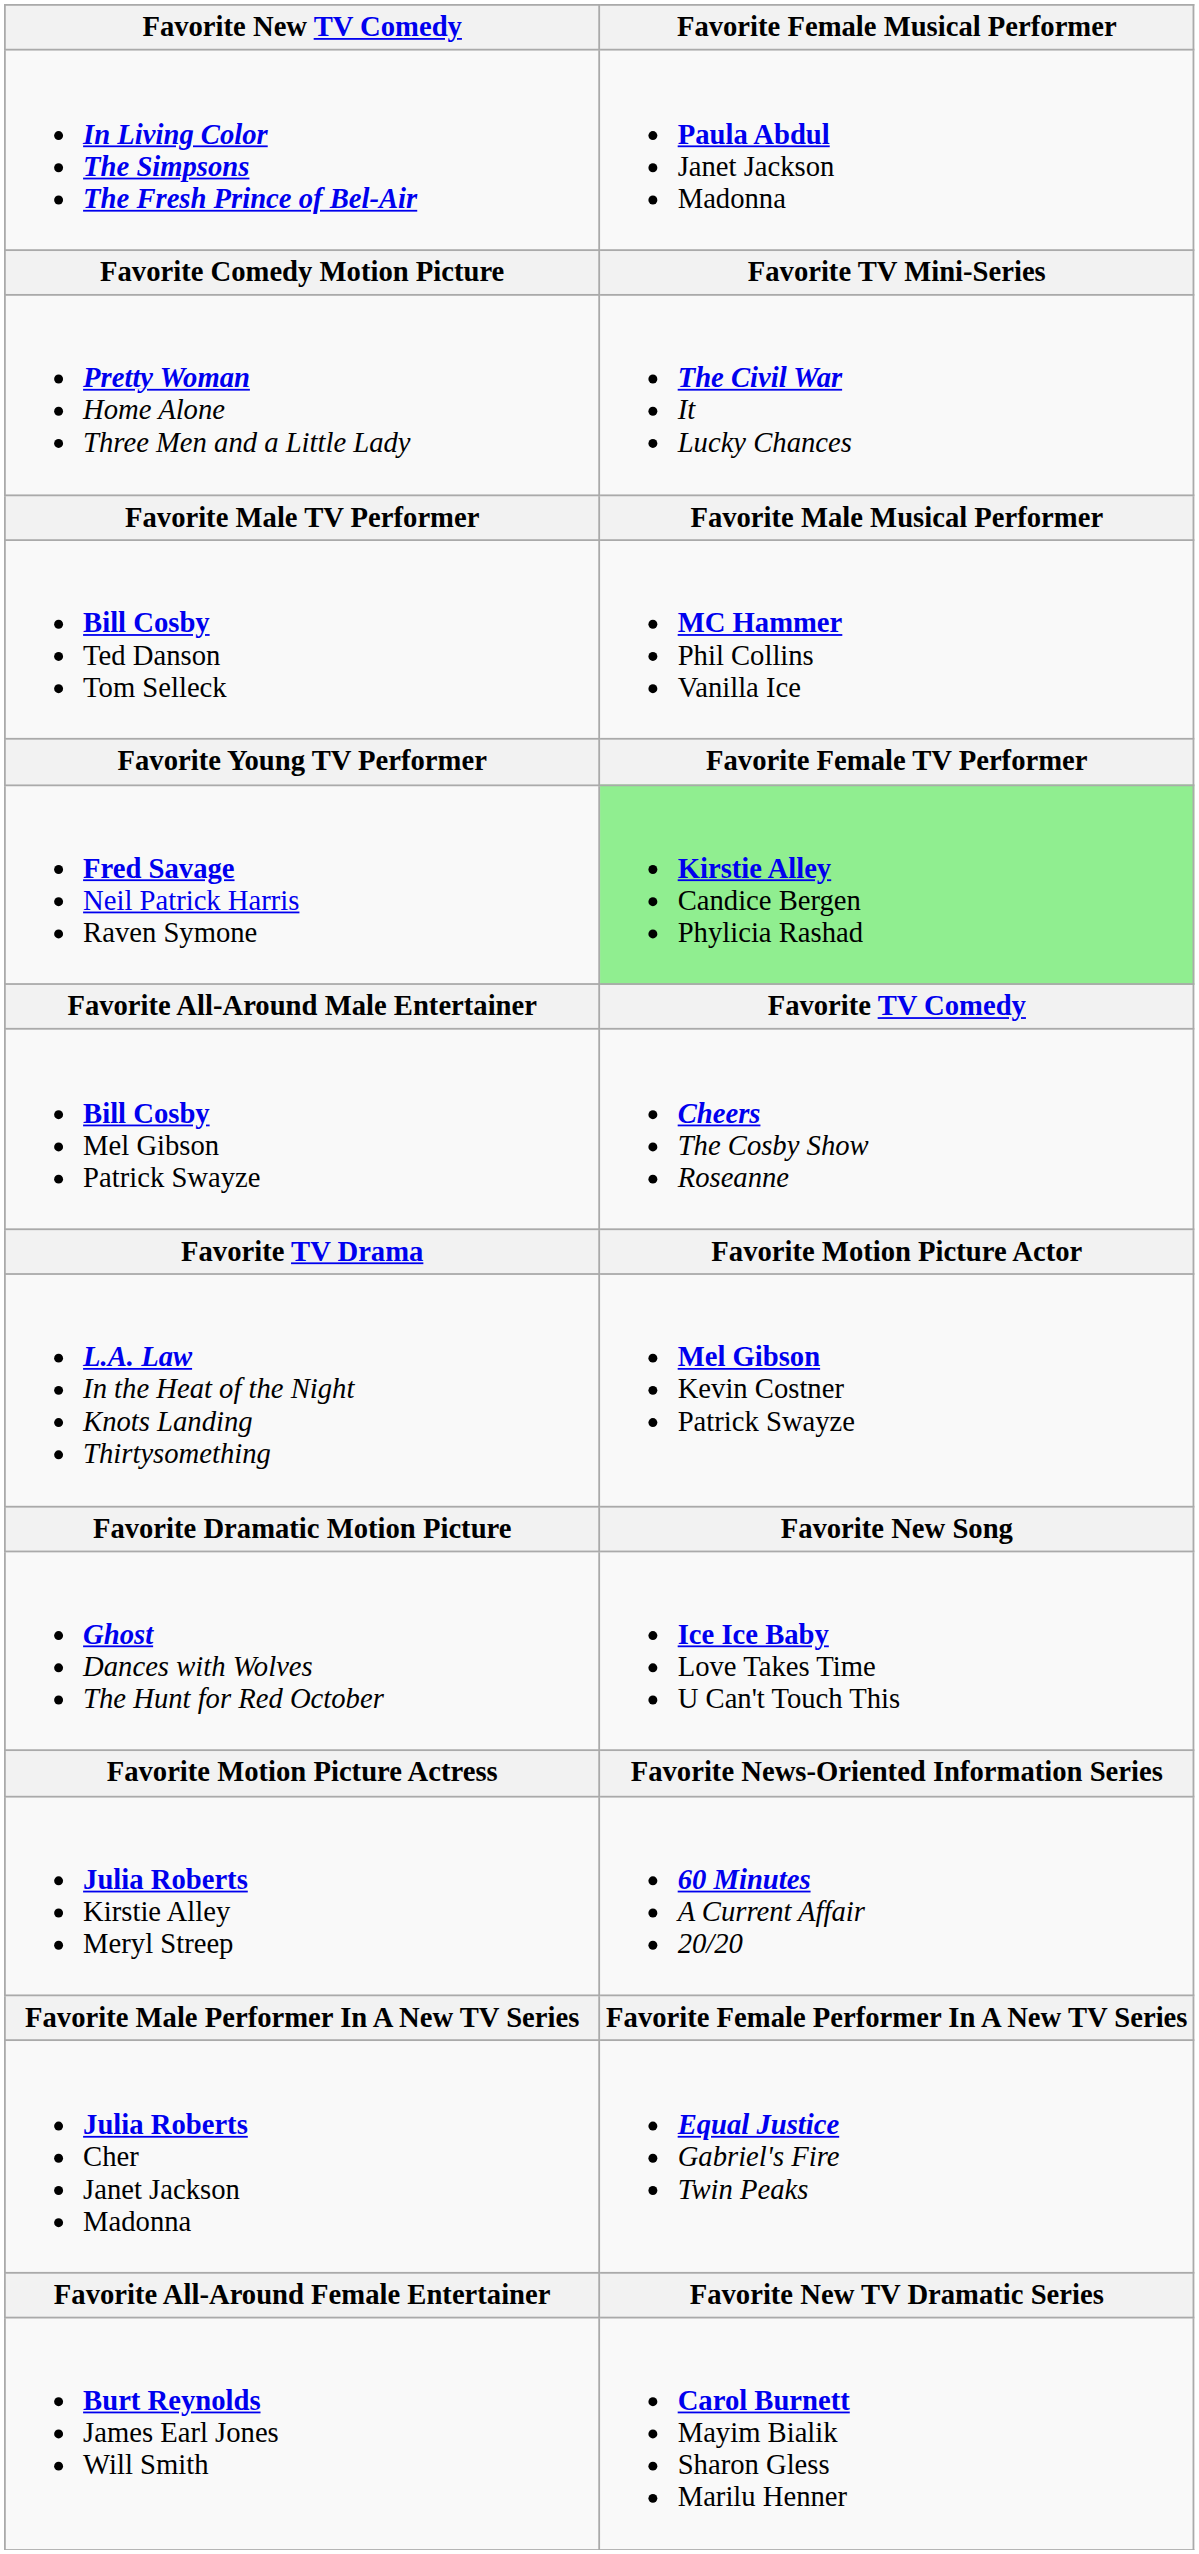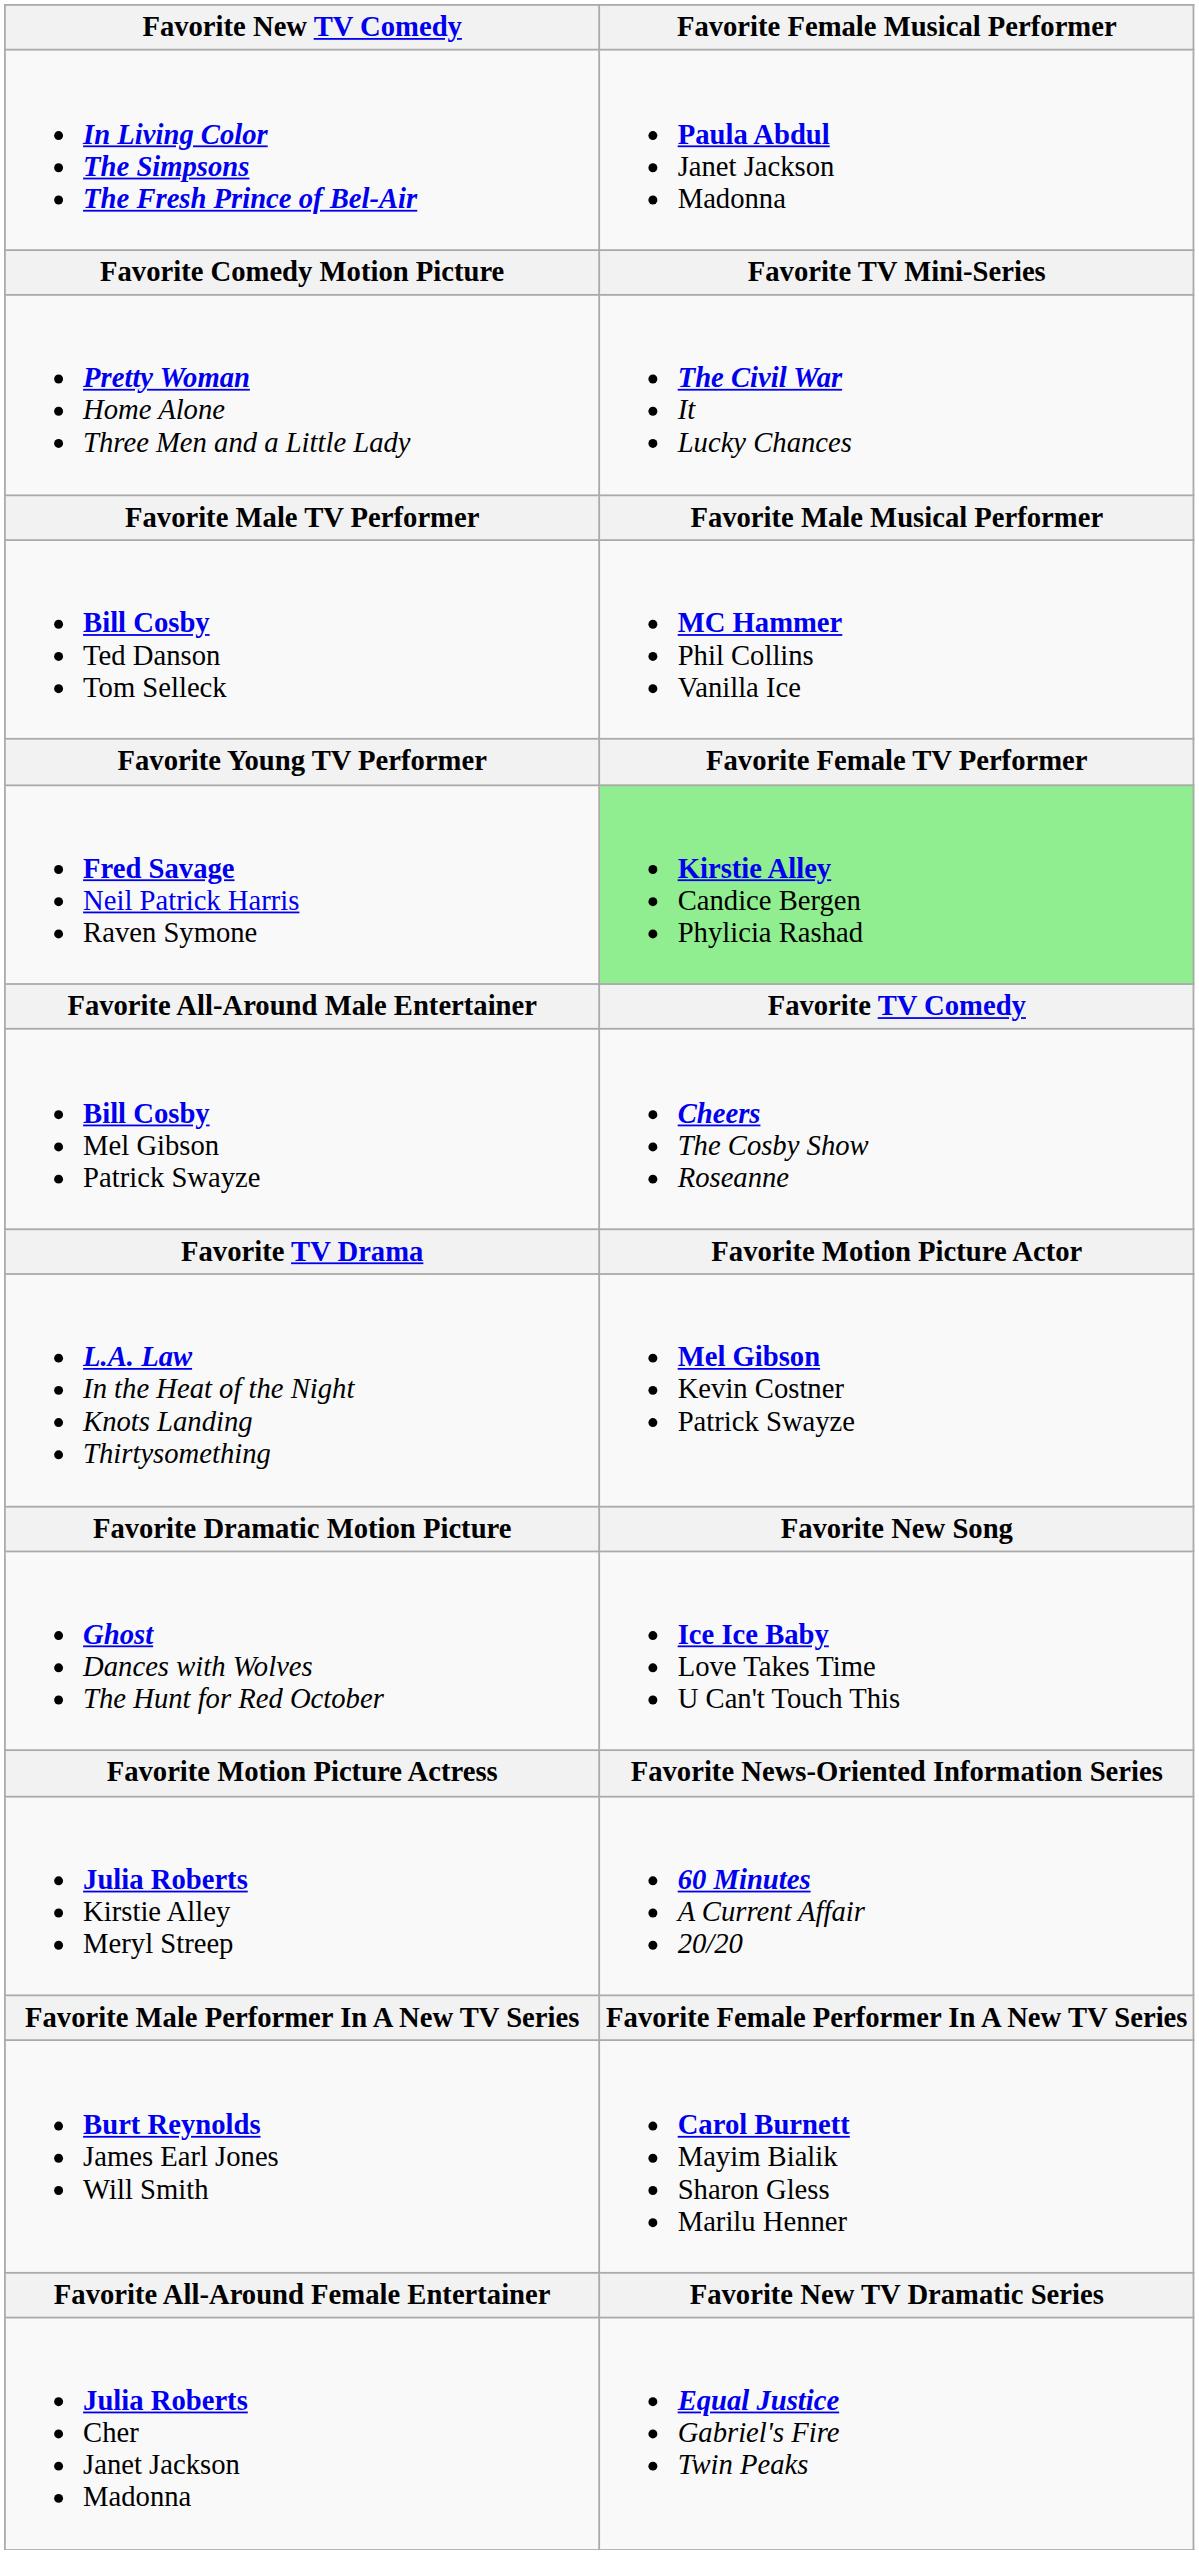rows swapped: (302, 2434) <-> (302, 2173)
